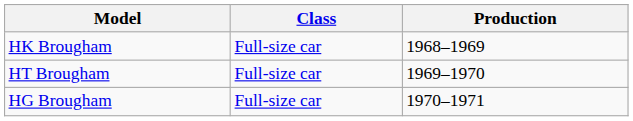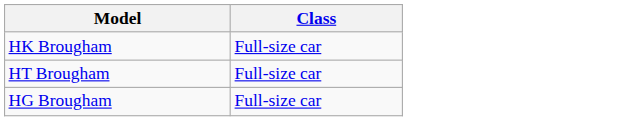- column: (515, 18)
